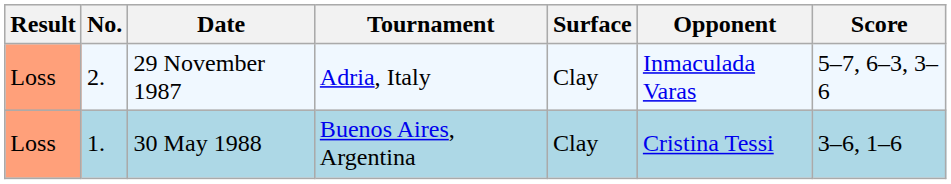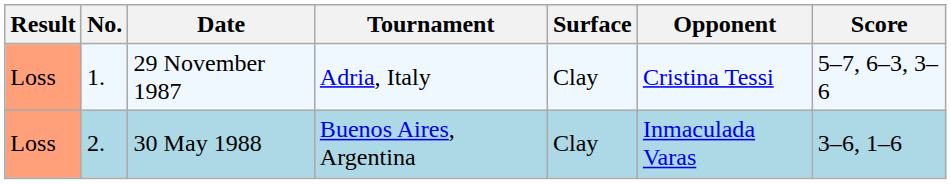(96, 76) 2. -> (96, 76) 1.
(699, 76) Inmaculada Varas -> (708, 76) Cristina Tessi
(96, 143) 1. -> (96, 143) 2.
(708, 143) Cristina Tessi -> (699, 143) Inmaculada Varas
